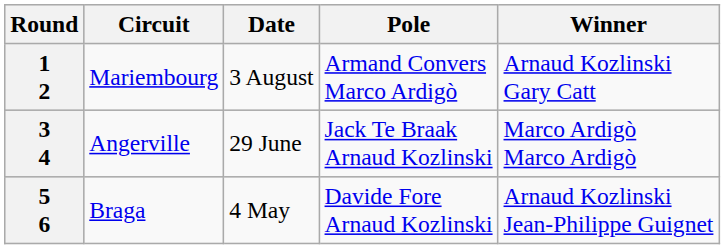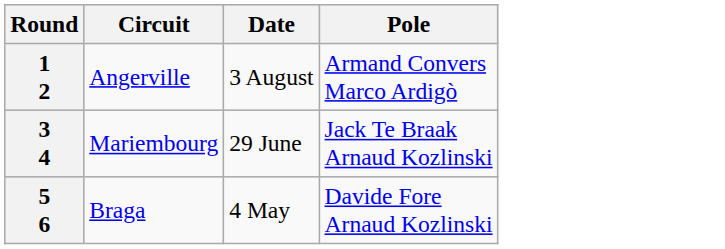- column: (608, 24)
(154, 76) Mariembourg -> (140, 76) Angerville
(140, 143) Angerville -> (154, 143) Mariembourg
